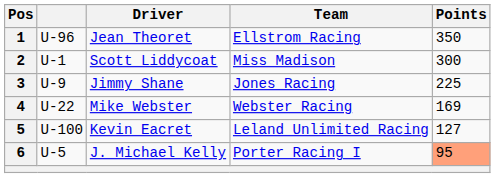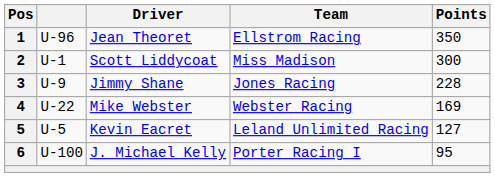(449, 85) 225 -> (449, 85) 228
(62, 131) U-100 -> (53, 131) U-5
(53, 154) U-5 -> (62, 154) U-100
(444, 154) lightsalmon background -> (444, 154) no background
